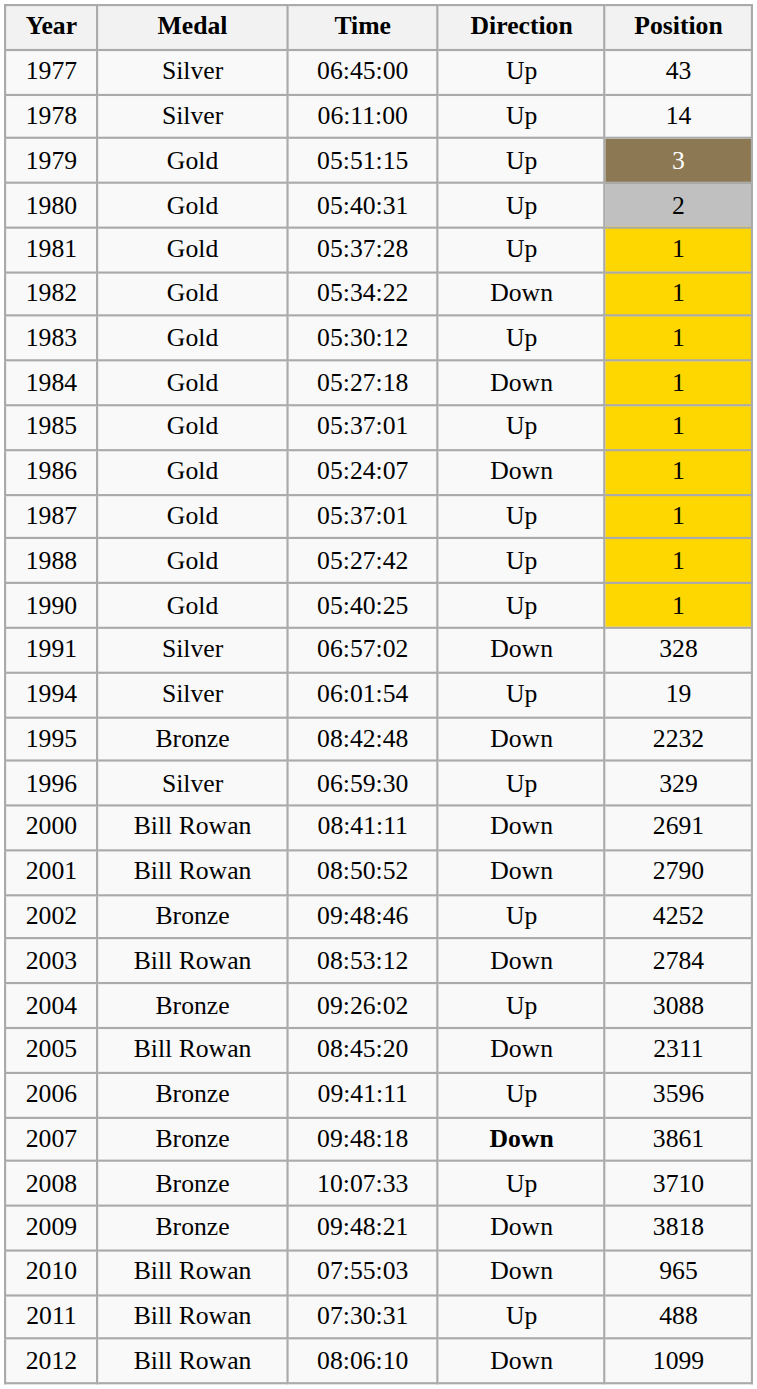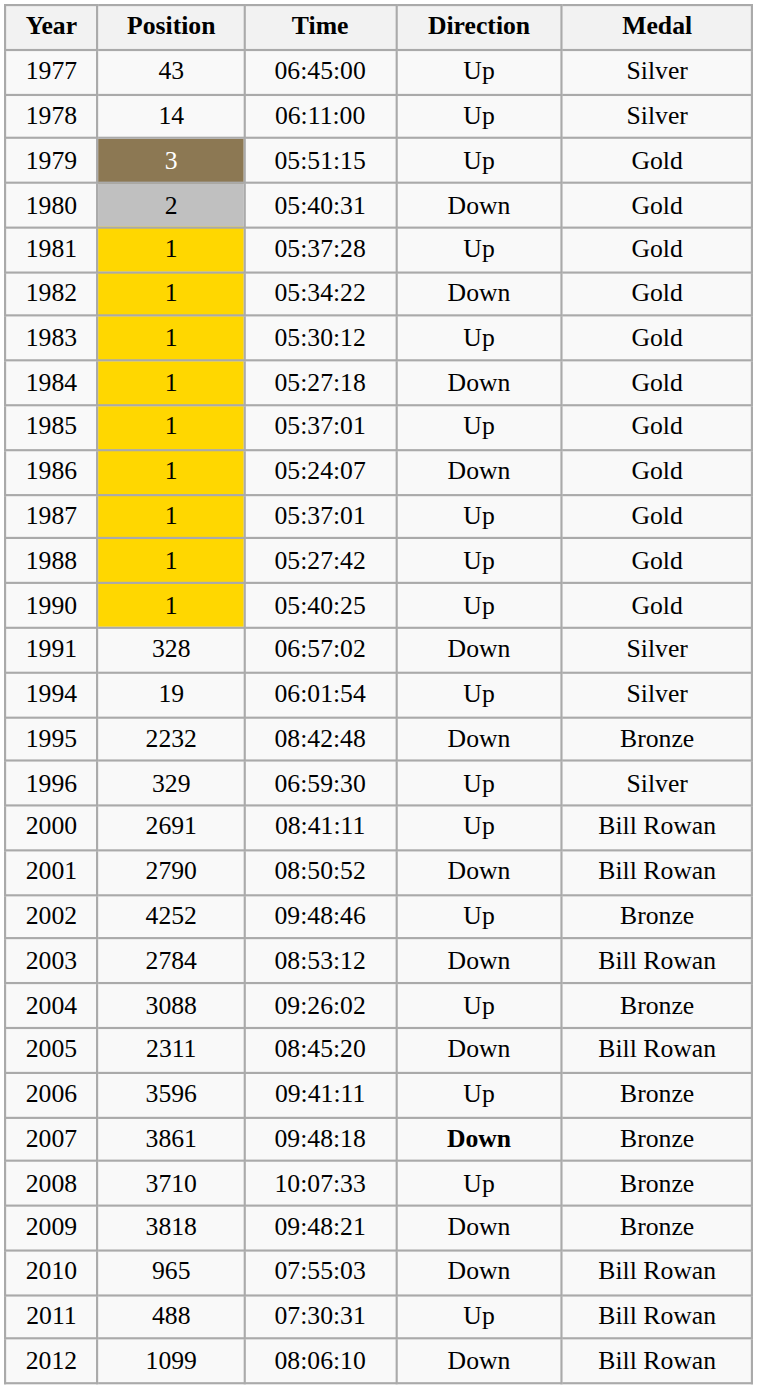columns swapped: (678, 26) <-> (193, 26)
(522, 204) Up -> (479, 204) Down
(522, 827) Down -> (479, 827) Up
